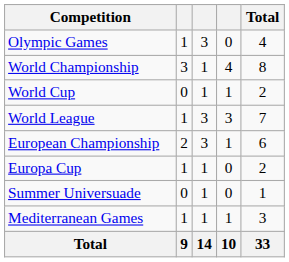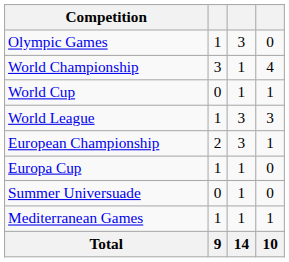- column: (263, 17)
